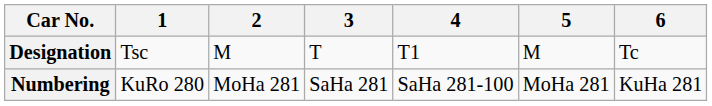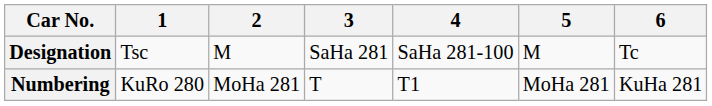(316, 52) T -> (349, 52) SaHa 281
(409, 52) T1 -> (456, 52) SaHa 281-100
(349, 84) SaHa 281 -> (316, 84) T
(456, 84) SaHa 281-100 -> (409, 84) T1
